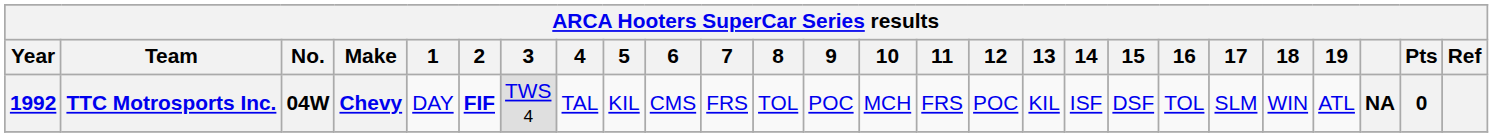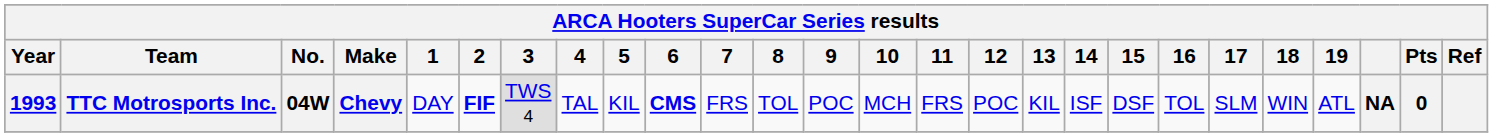(33, 103) 1992 -> (33, 103) 1993
(673, 103) normal -> (673, 103) bold
